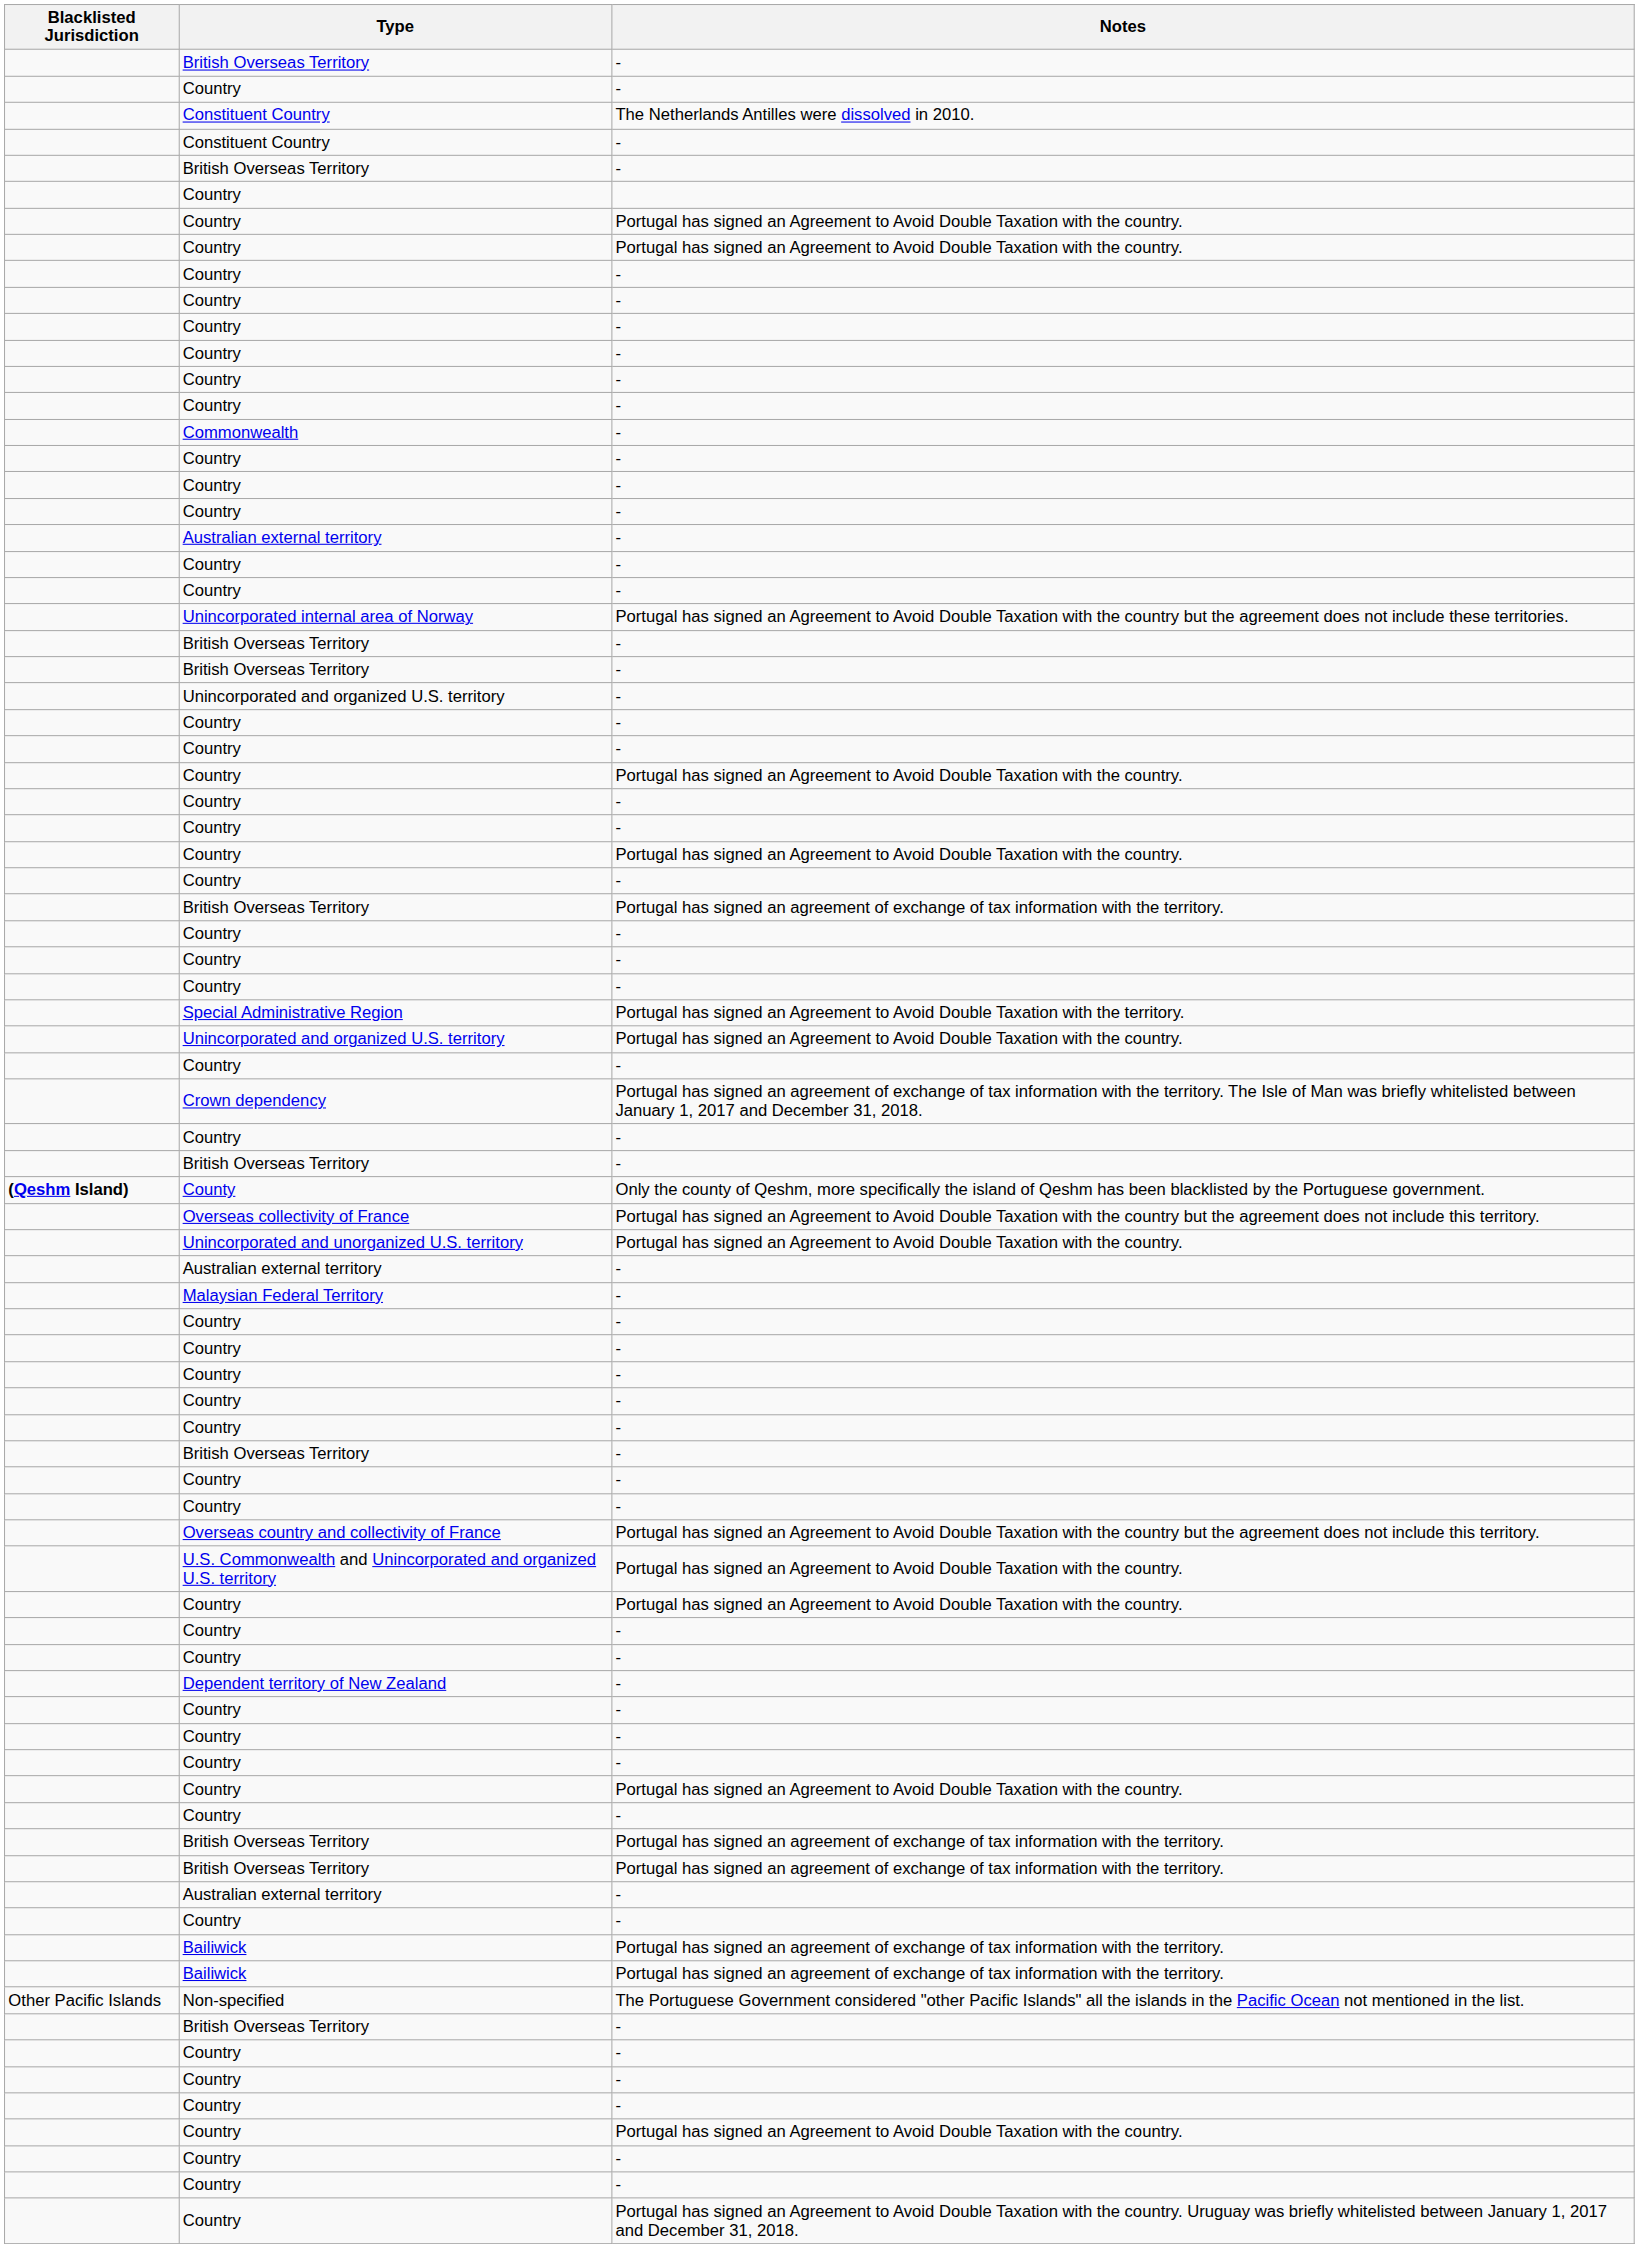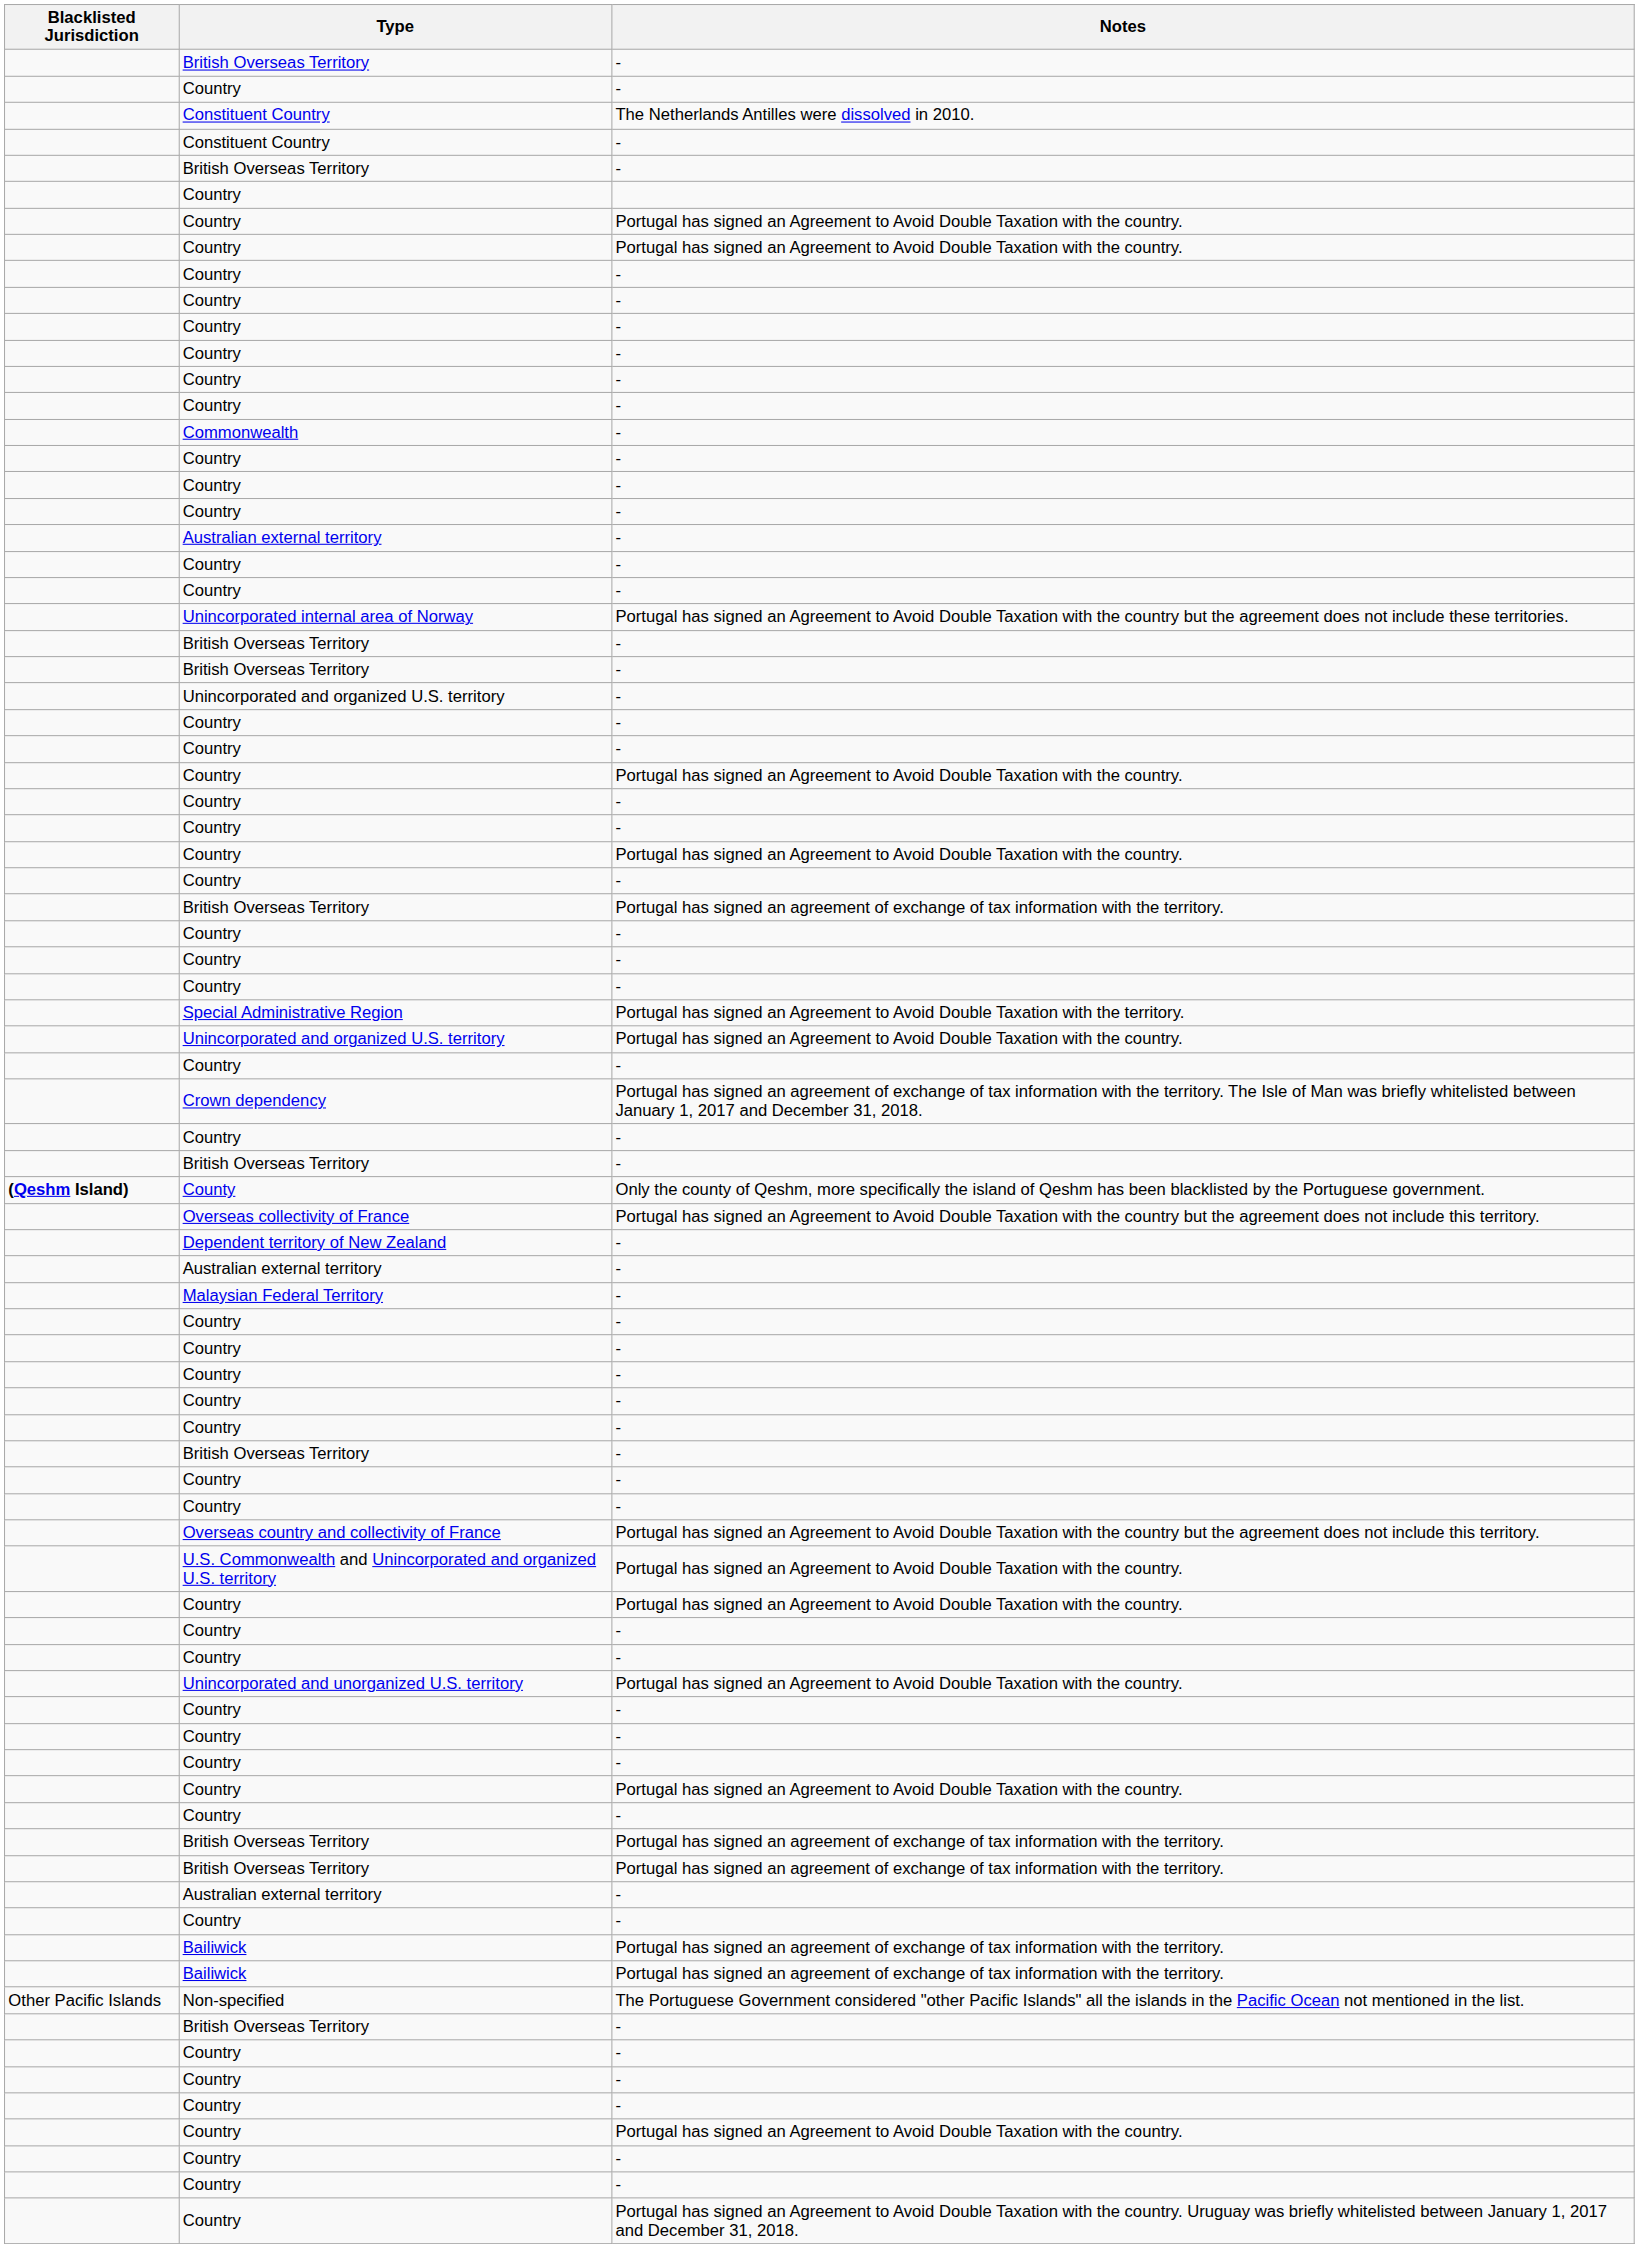rows swapped: (314, 1683) <-> (353, 1242)
